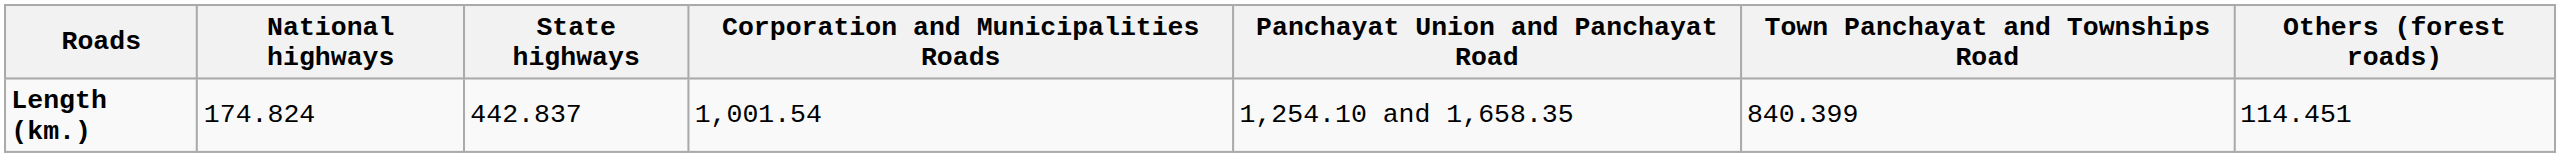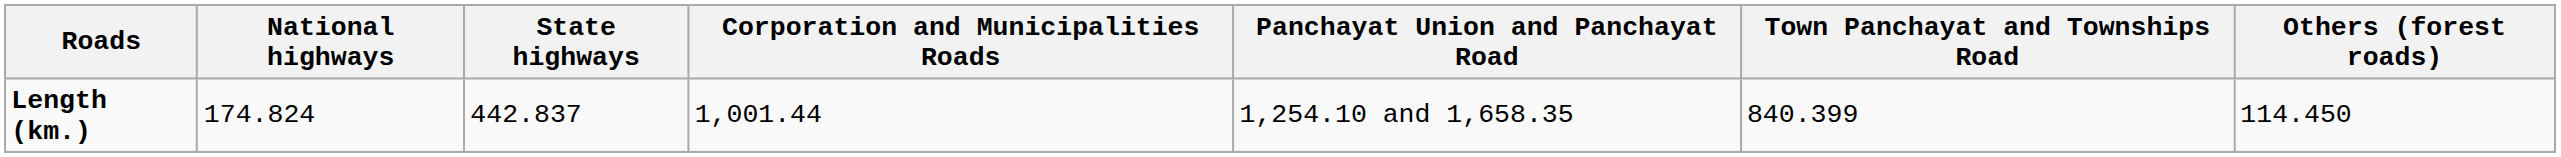(758, 116) 1,001.54 -> (758, 116) 1,001.44
(2296, 116) 114.451 -> (2296, 116) 114.450
